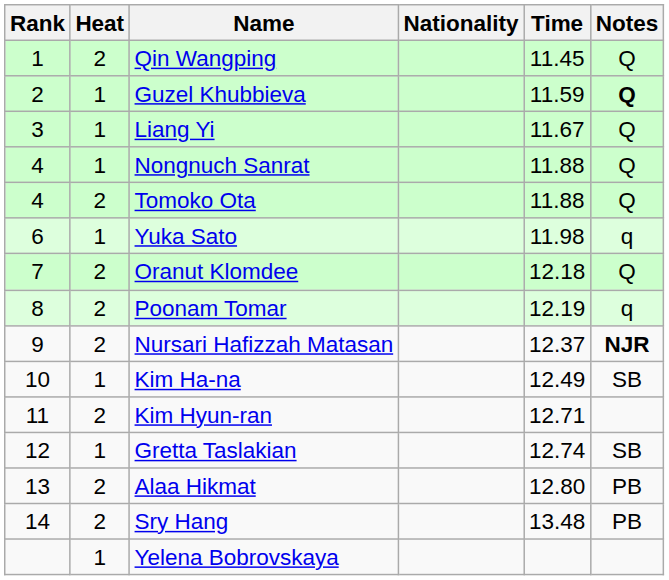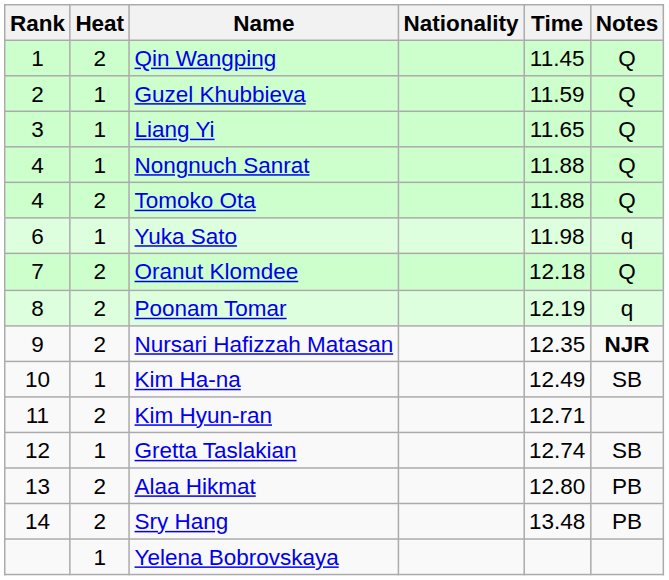(627, 94) bold -> (627, 94) normal
(557, 130) 11.67 -> (557, 130) 11.65
(557, 343) 12.37 -> (557, 343) 12.35
